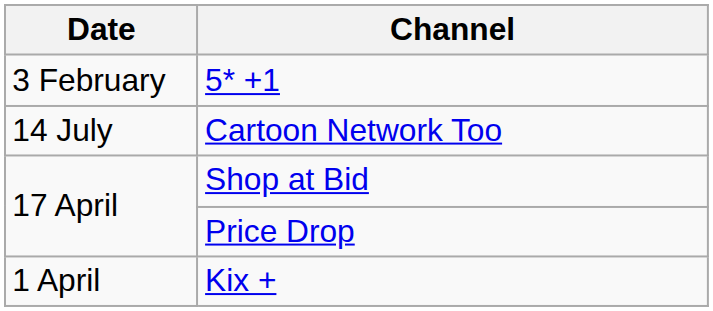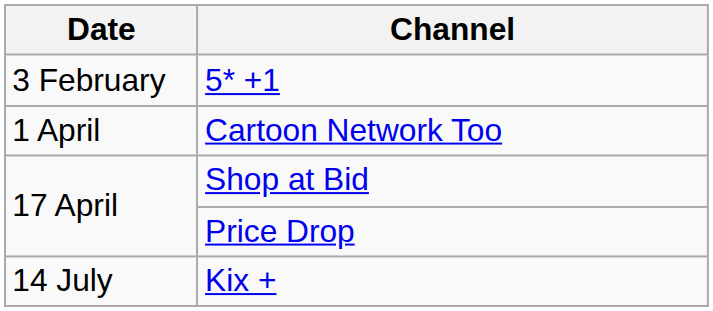(62, 130) 14 July -> (56, 130) 1 April
(56, 280) 1 April -> (62, 280) 14 July
